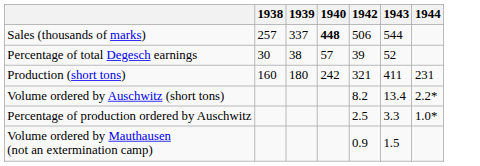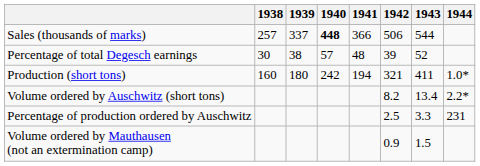+ column: (365, 14)
(425, 75) 231 -> (458, 75) 1.0*
(426, 116) 1.0* -> (456, 116) 231
